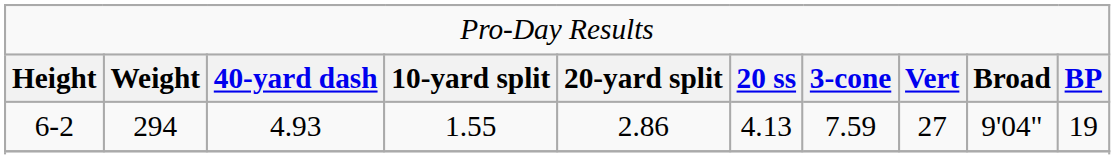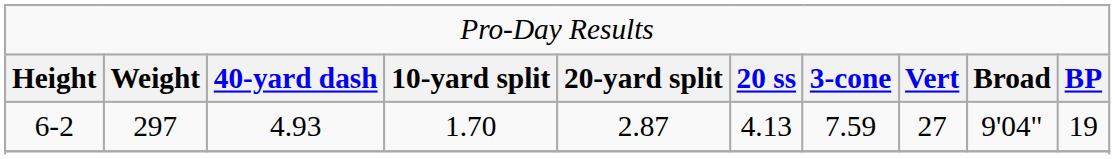(155, 126) 294 -> (155, 126) 297
(471, 126) 1.55 -> (471, 126) 1.70
(643, 126) 2.86 -> (643, 126) 2.87
